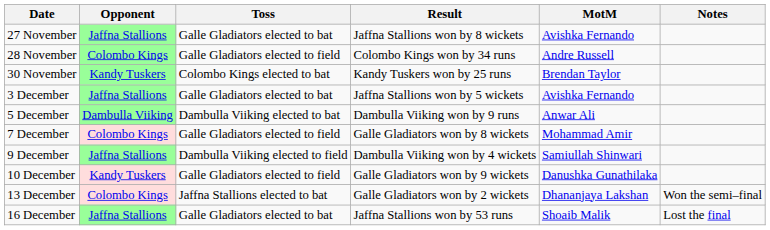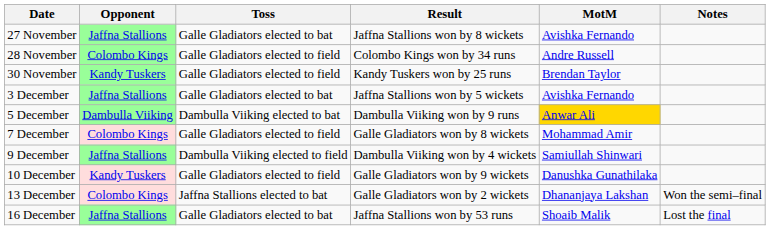(254, 74) Colombo Kings elected to bat -> (259, 74) Galle Gladiators elected to field
(568, 114) no background -> (568, 114) gold background
